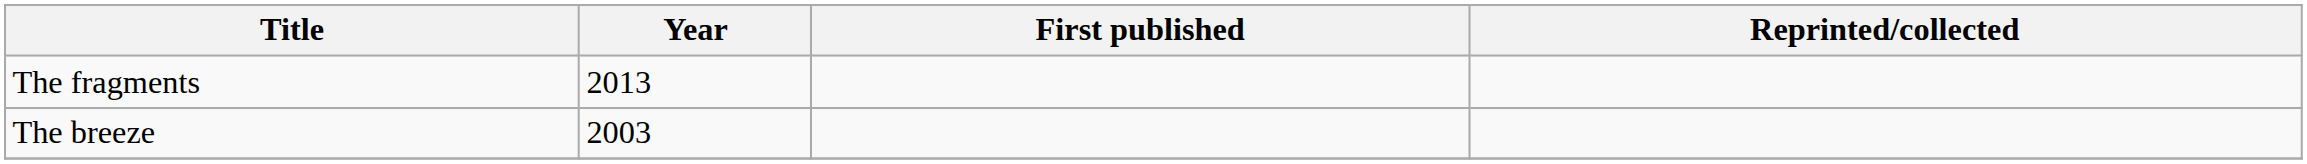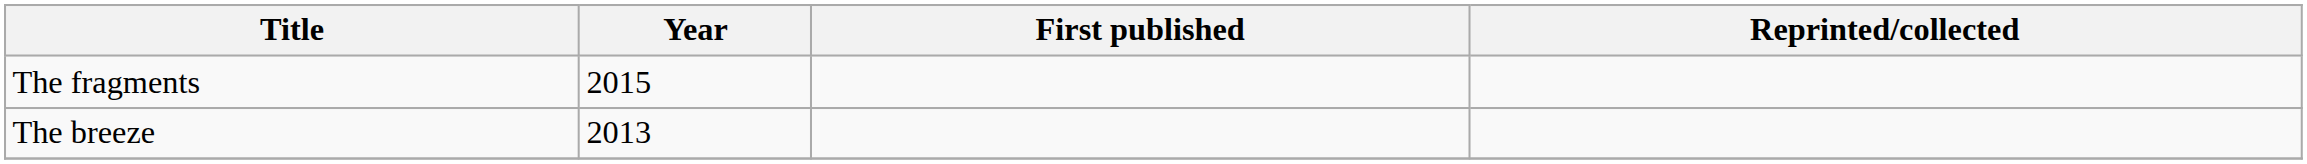(619, 81) 2013 -> (619, 81) 2015
(619, 132) 2003 -> (619, 132) 2013
